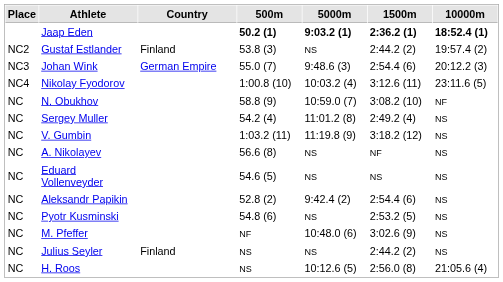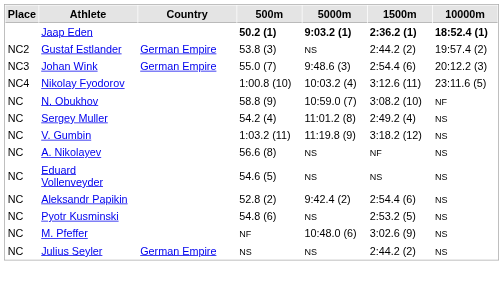(158, 49) Finland -> (178, 49) German Empire
(158, 251) Finland -> (178, 251) German Empire
- row: (61, 268)
